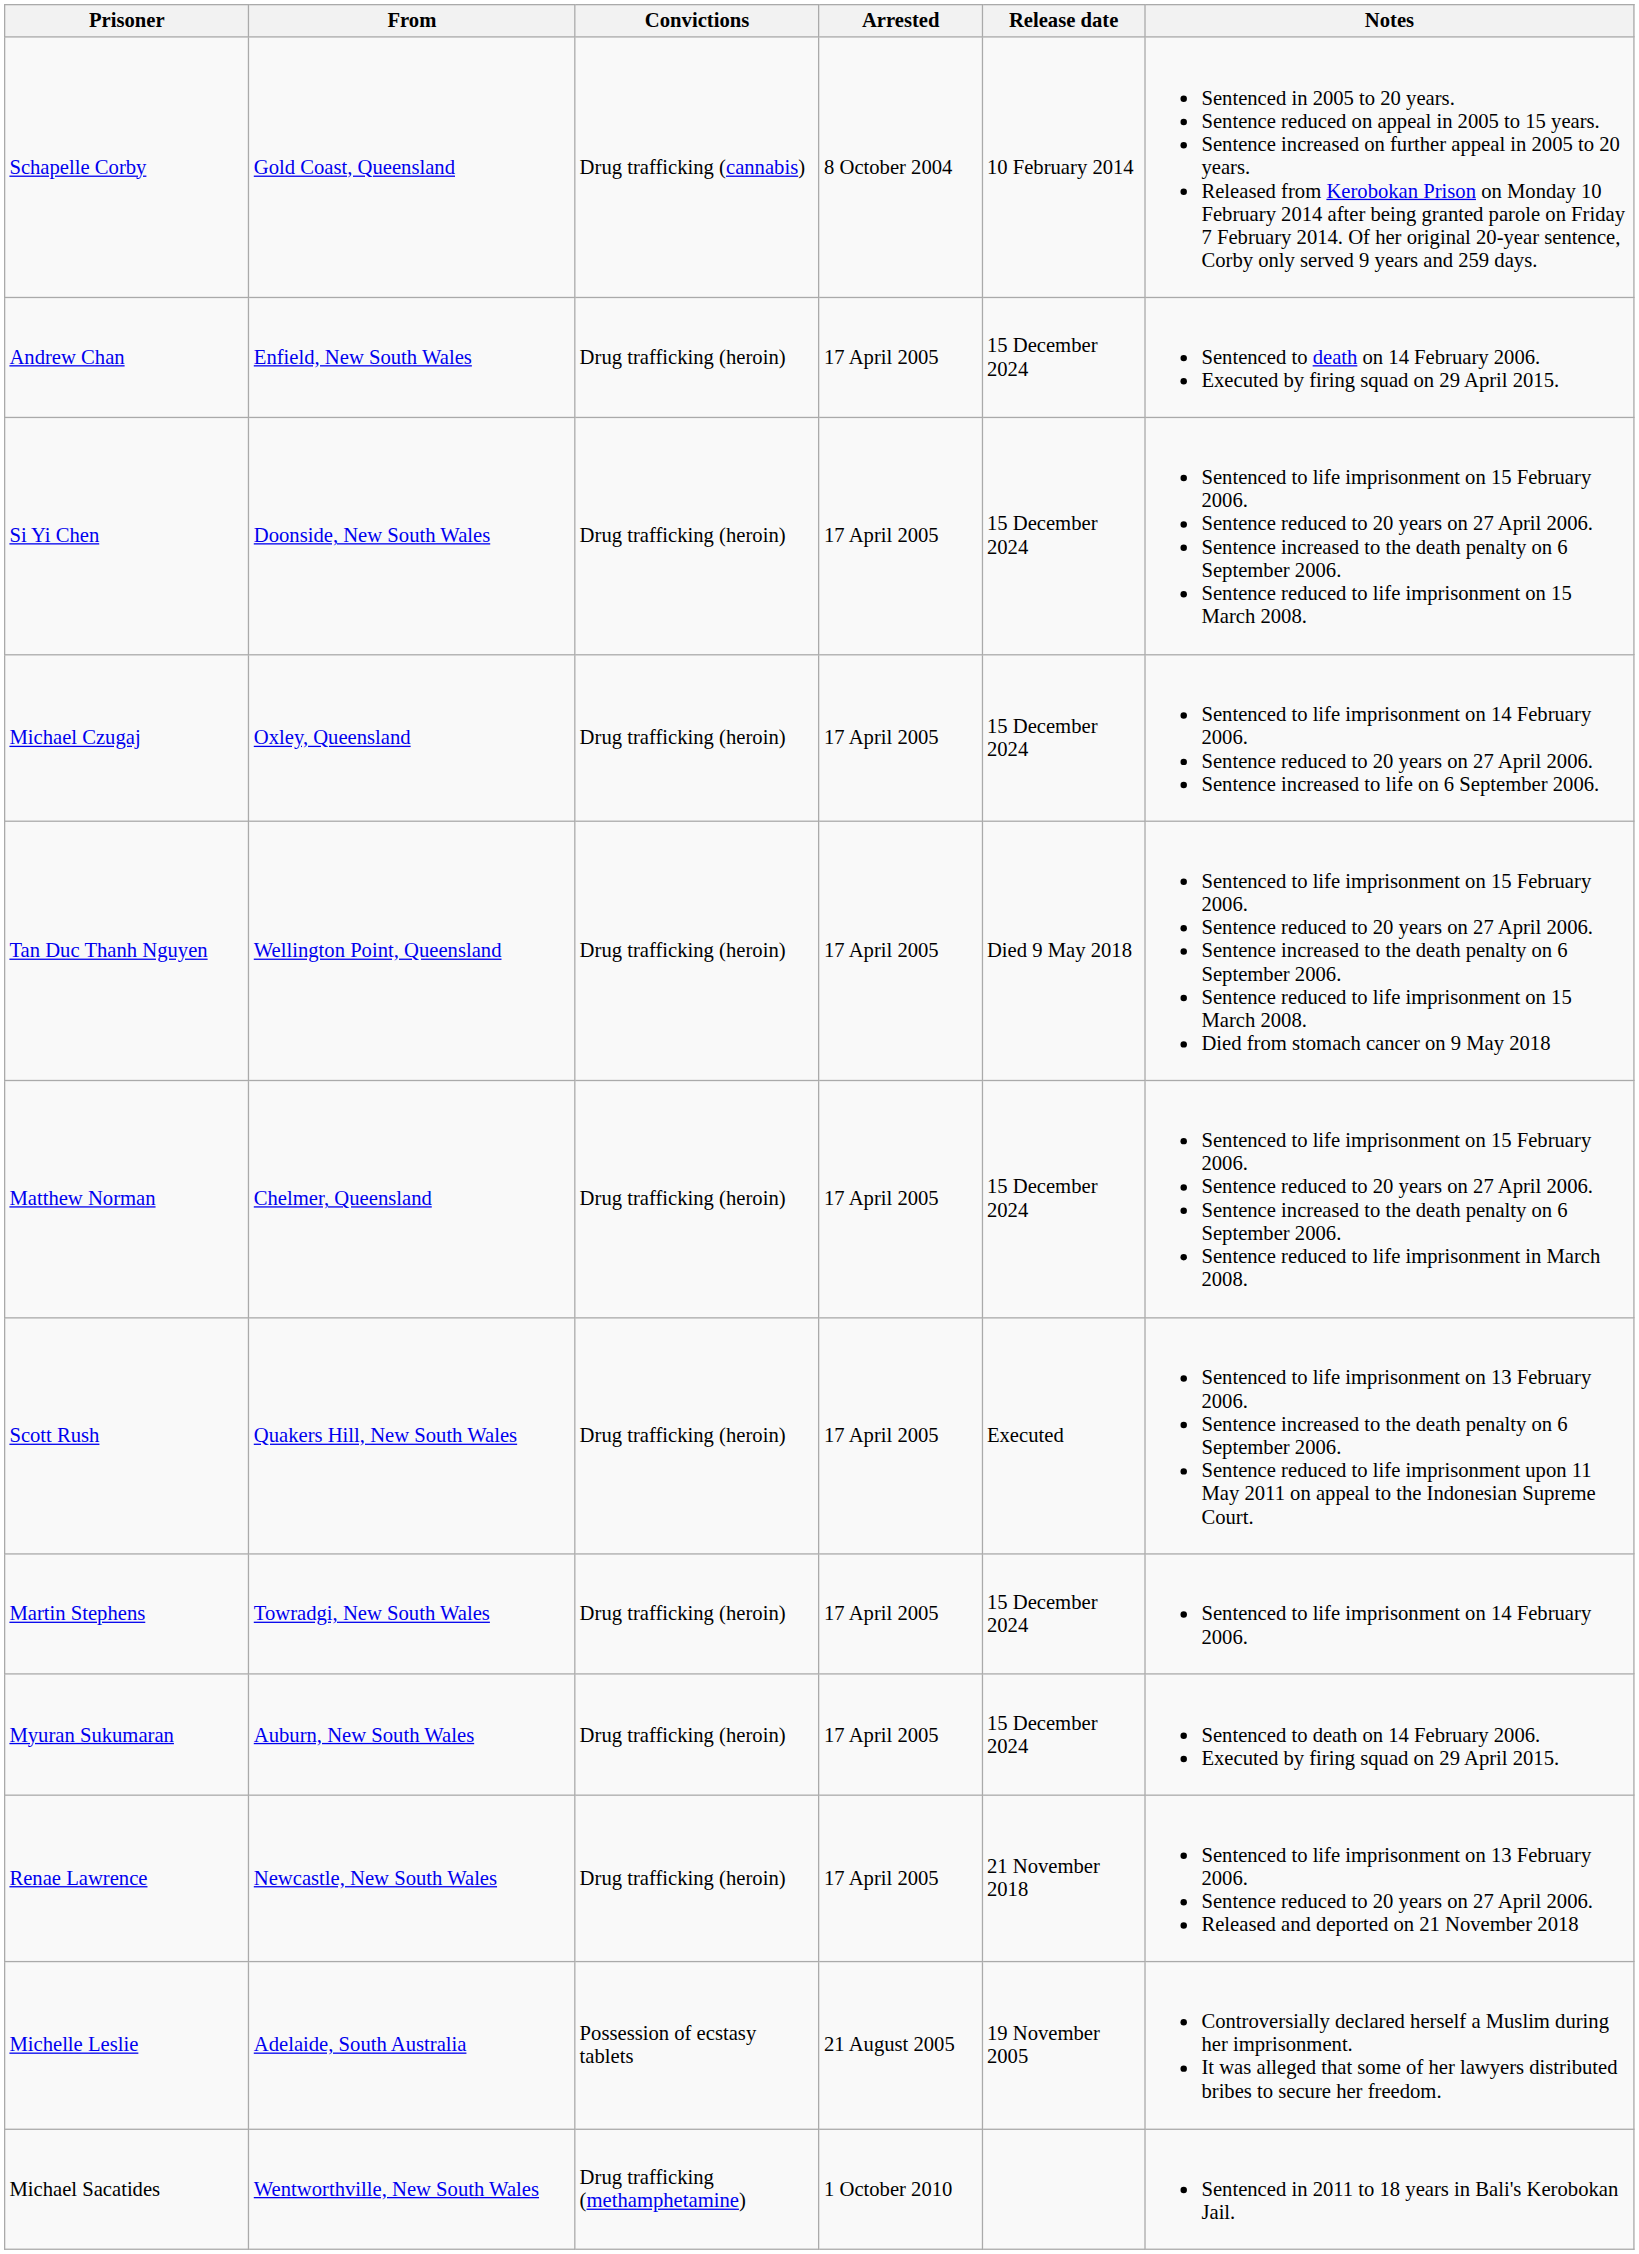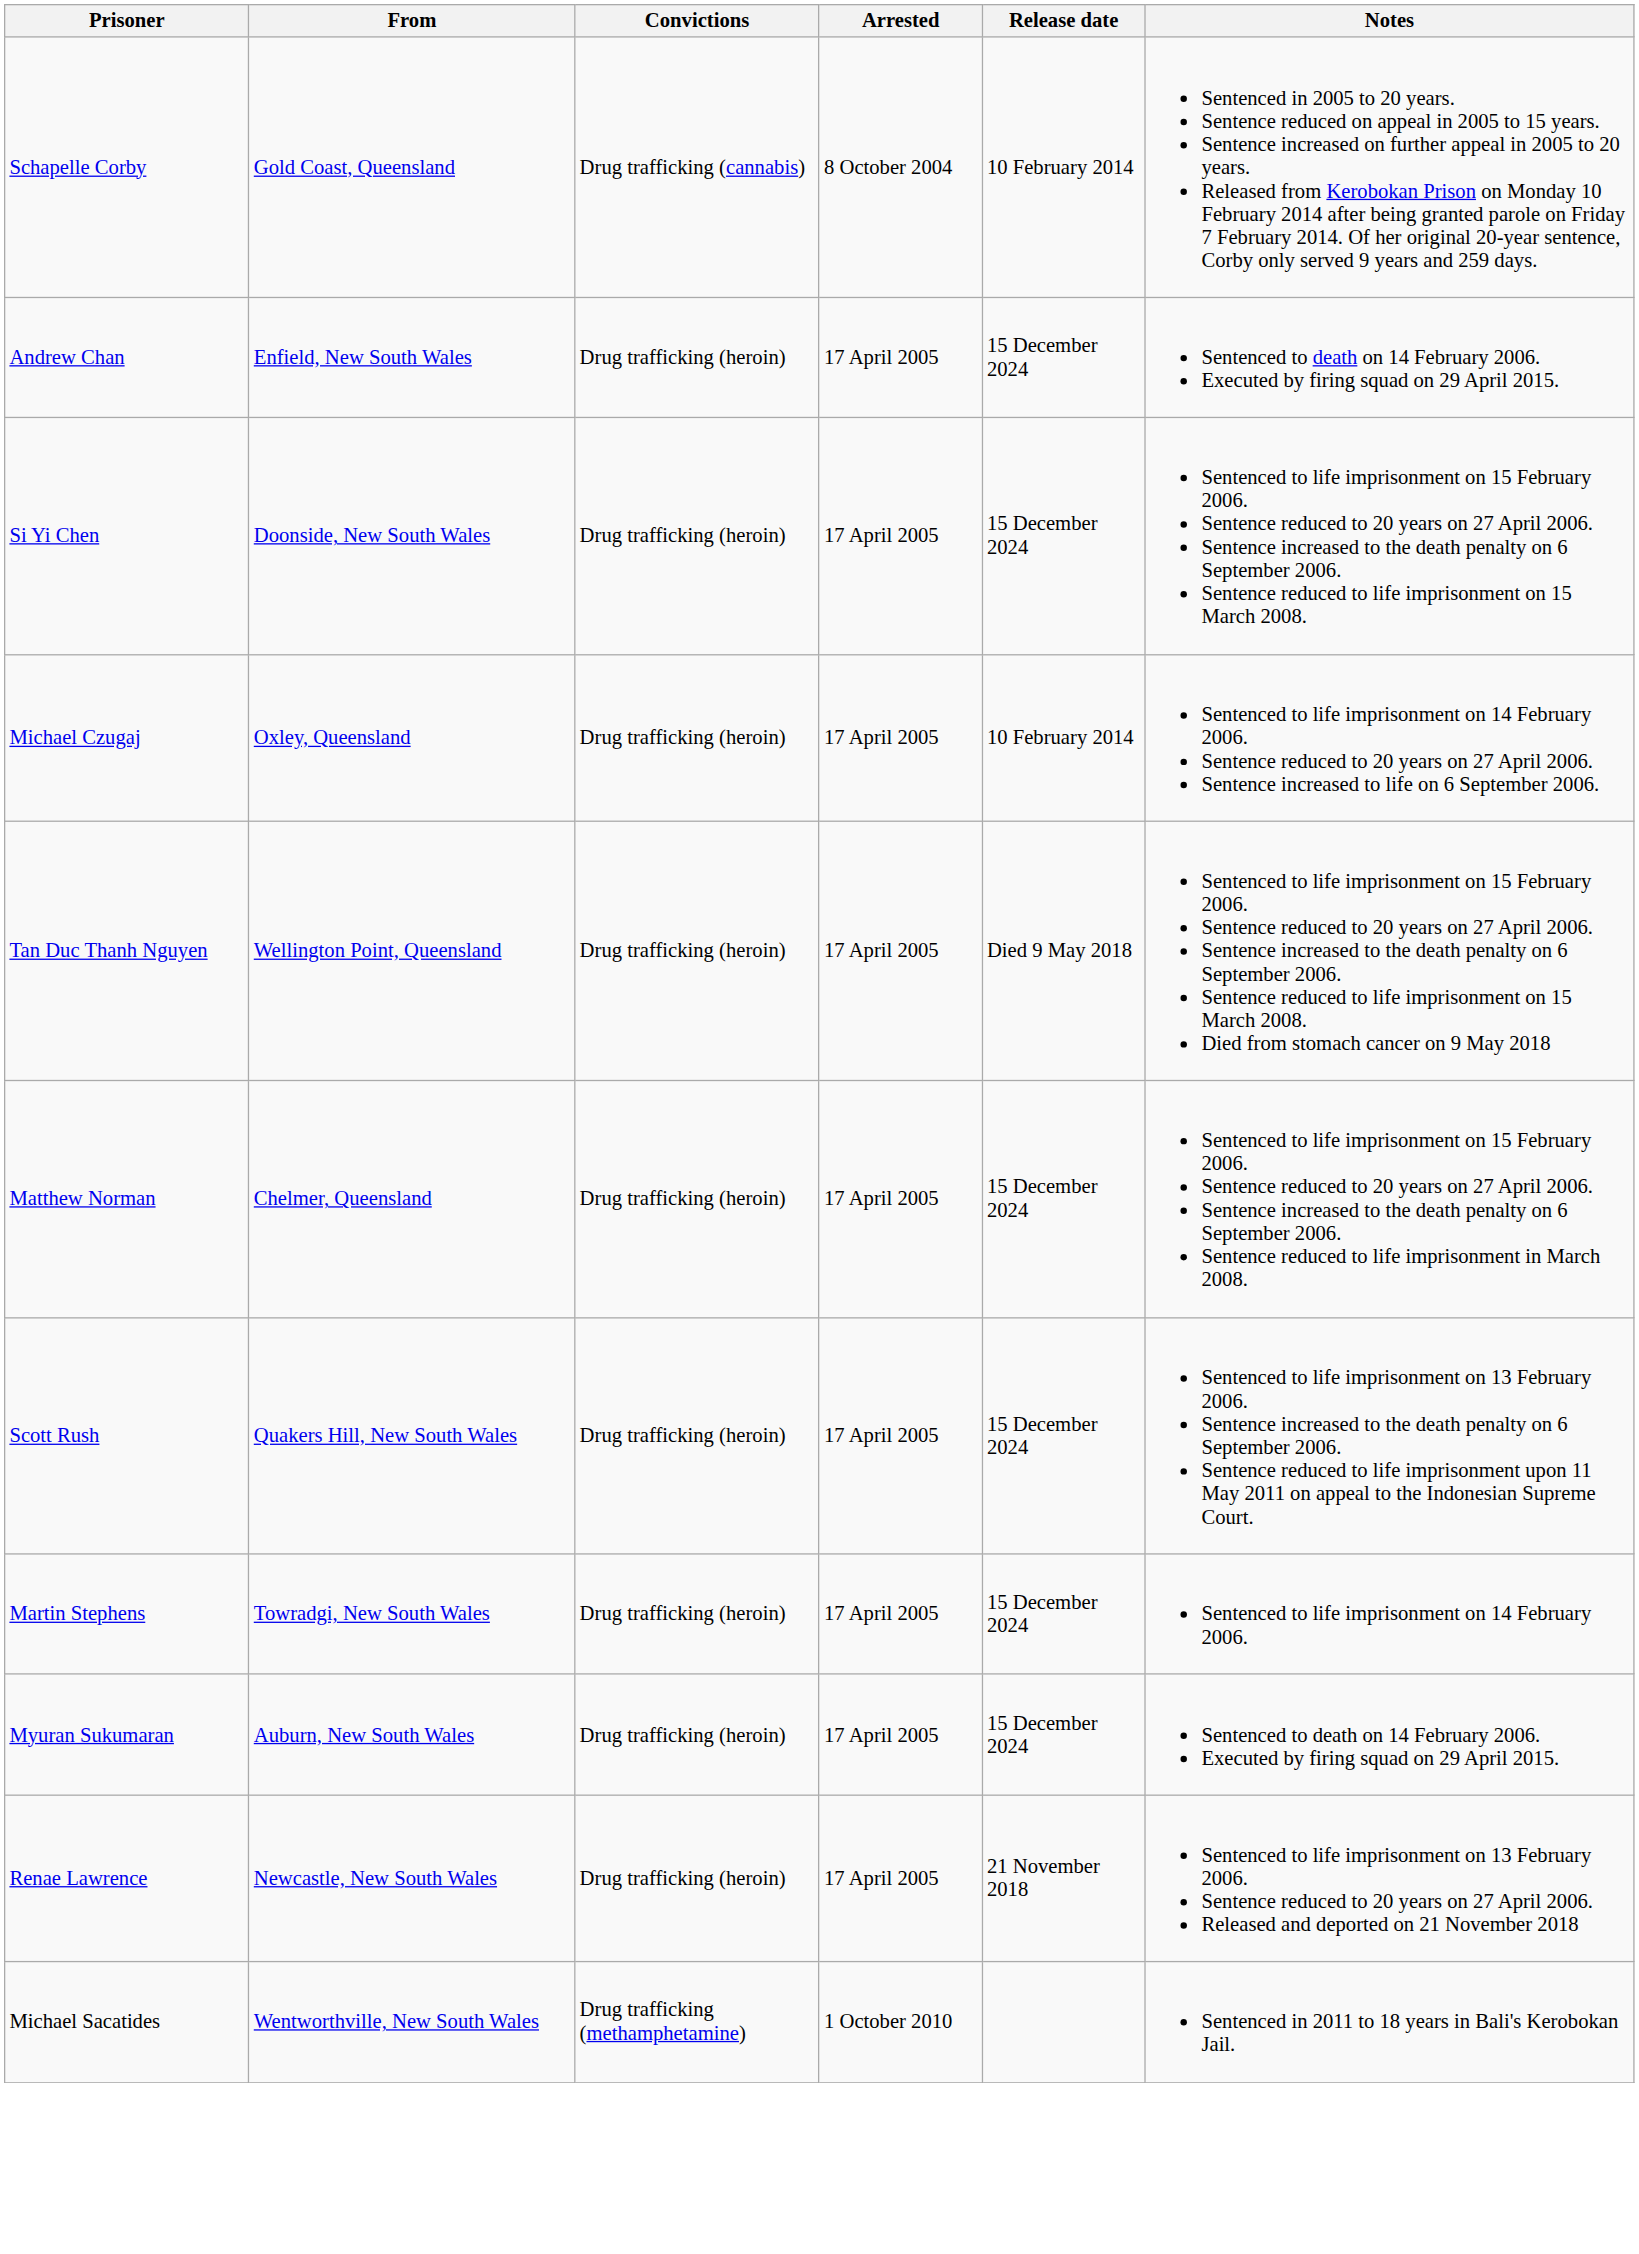(1042, 737) 15 December 2024 -> (1060, 737) 10 February 2014
(1025, 1435) Executed -> (1042, 1435) 15 December 2024
- row: (74, 2045)
